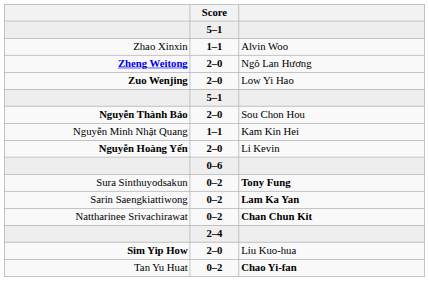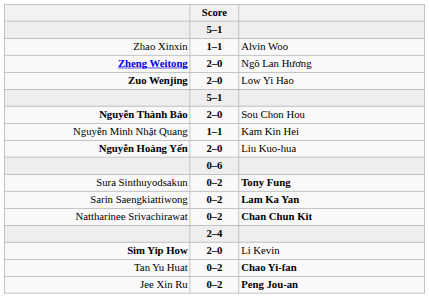(260, 149) Li Kevin -> (269, 149) Liu Kuo-hua
(269, 251) Liu Kuo-hua -> (260, 251) Li Kevin
+ row: (164, 285)
